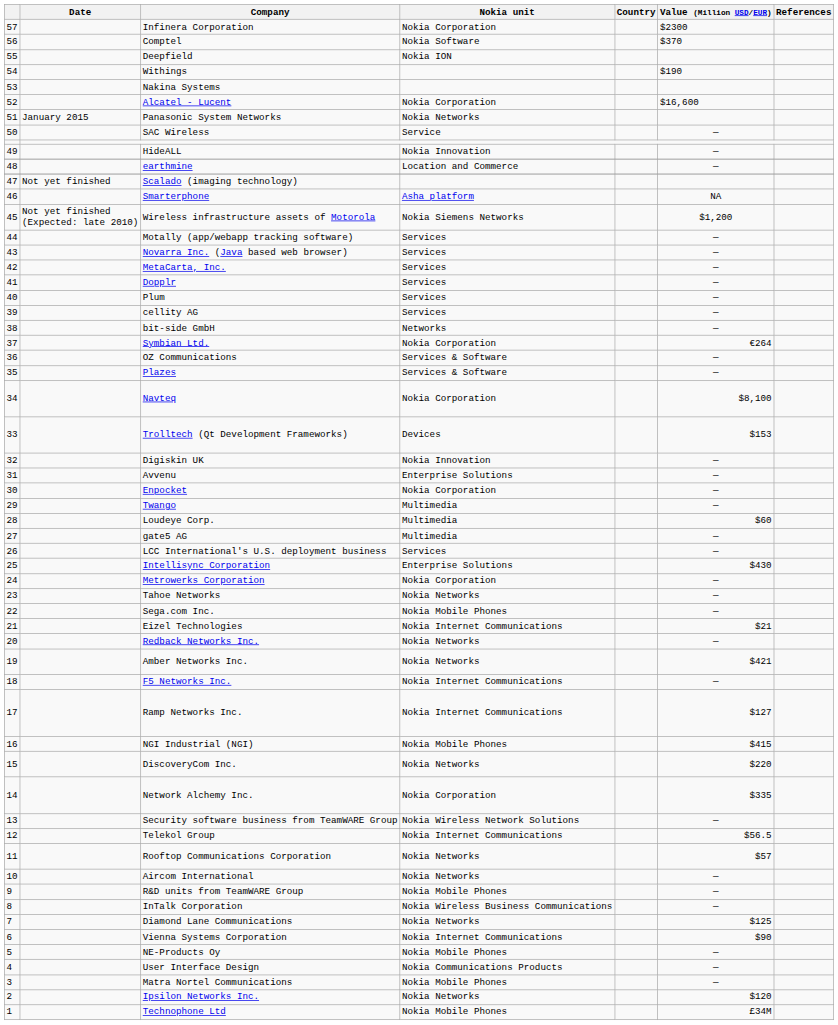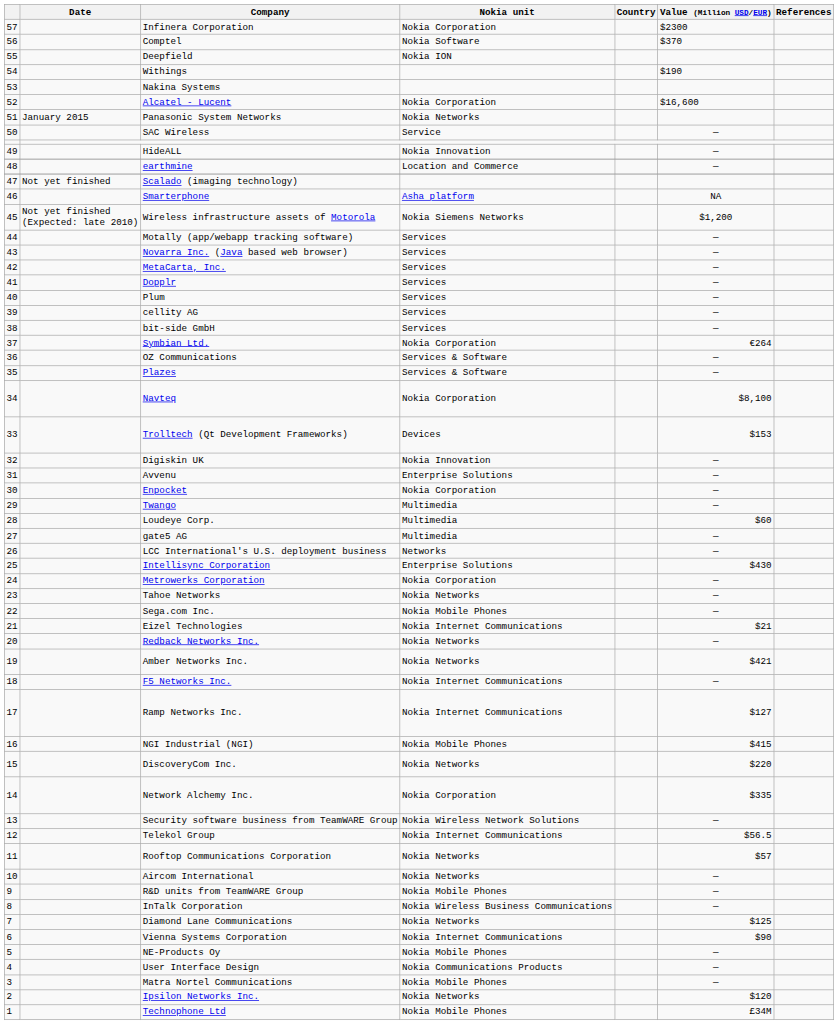(424, 328) Networks -> (424, 328) Services
(424, 551) Services -> (424, 551) Networks
